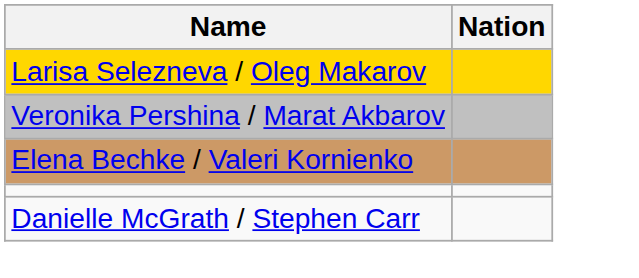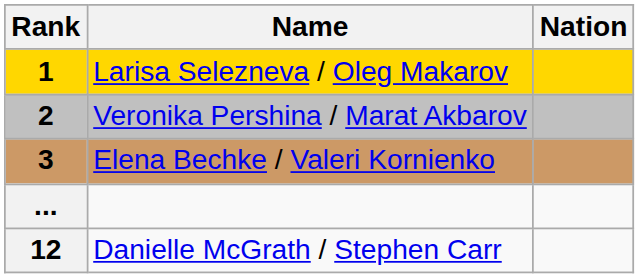+ column: (46, 26)
